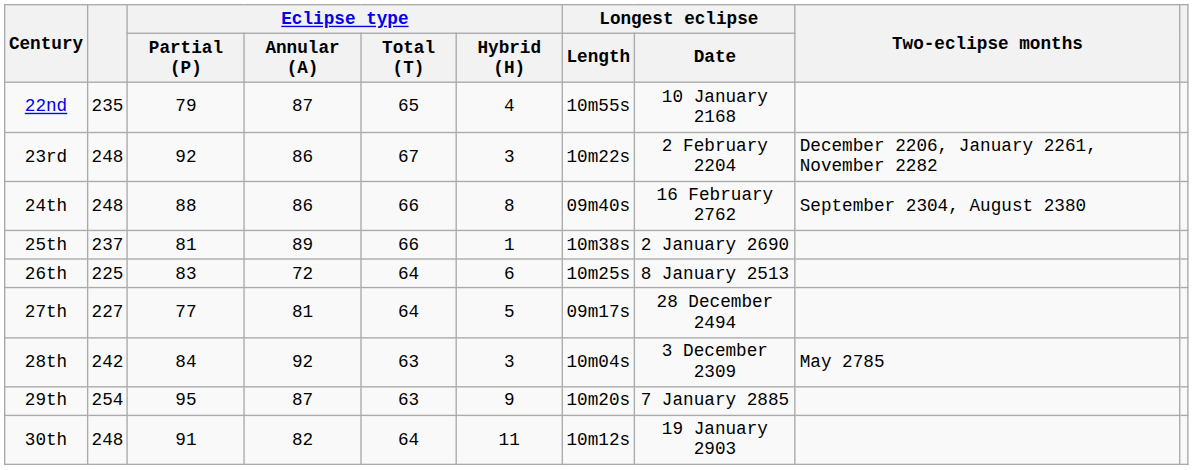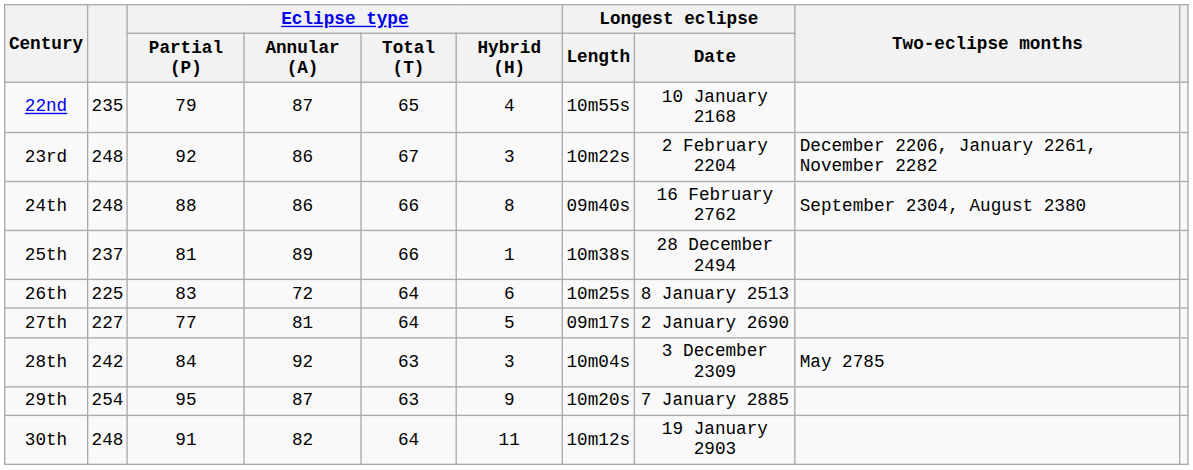(715, 245) 2 January 2690 -> (715, 255) 28 December 2494
(715, 313) 28 December 2494 -> (715, 323) 2 January 2690
